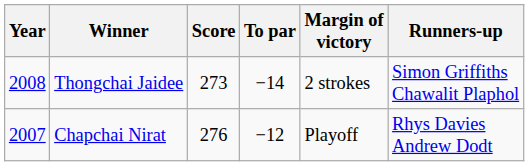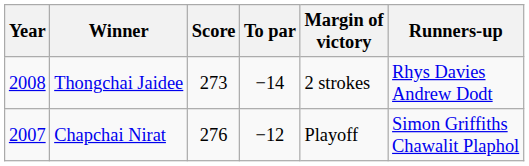(456, 82) Simon Griffiths Chawalit Plaphol -> (442, 82) Rhys Davies Andrew Dodt
(442, 134) Rhys Davies Andrew Dodt -> (456, 134) Simon Griffiths Chawalit Plaphol
